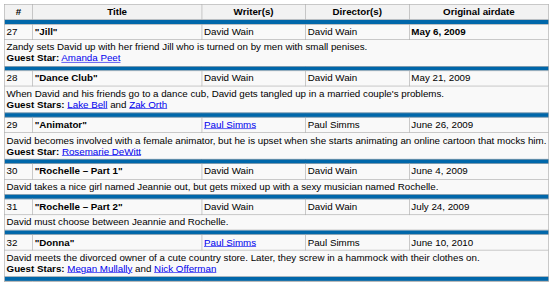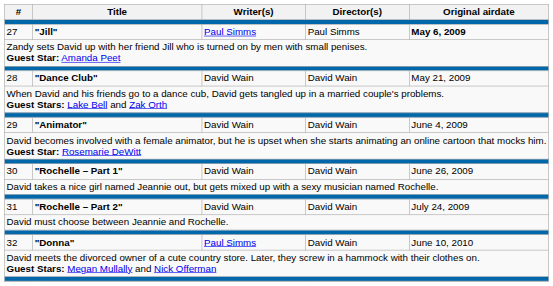(229, 32) David Wain -> (230, 32) Paul Simms
(332, 32) David Wain -> (334, 32) Paul Simms
(230, 125) Paul Simms -> (229, 125) David Wain
(334, 125) Paul Simms -> (332, 125) David Wain
(442, 125) June 26, 2009 -> (440, 125) June 4, 2009
(440, 171) June 4, 2009 -> (442, 171) June 26, 2009
(334, 242) Paul Simms -> (332, 242) David Wain
